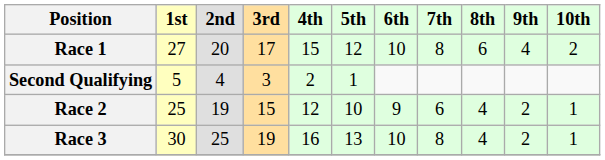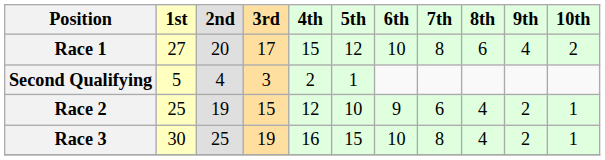(353, 139) 13 -> (353, 139) 15
